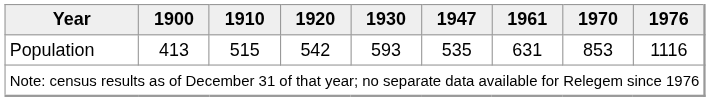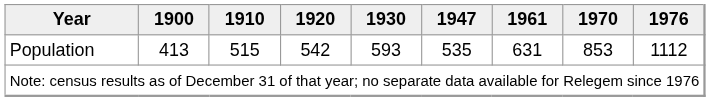(669, 49) 1116 -> (669, 49) 1112
